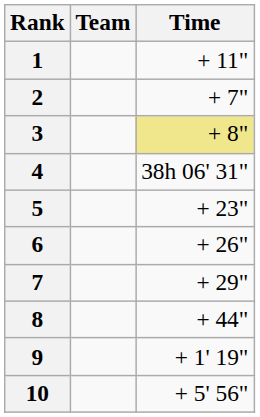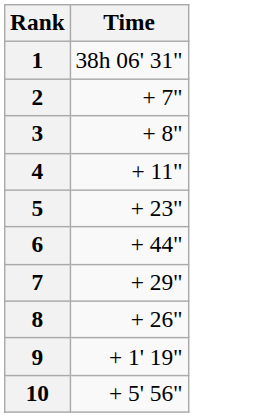- column: (103, 23)
(223, 60) + 11" -> (129, 60) 38h 06' 31"
(228, 134) khaki background -> (163, 134) no background
(195, 171) 38h 06' 31" -> (157, 171) + 11"
(222, 245) + 26" -> (157, 245) + 44"
(222, 319) + 44" -> (157, 319) + 26"
